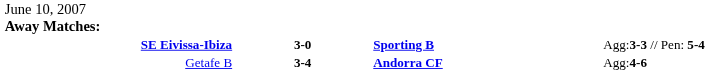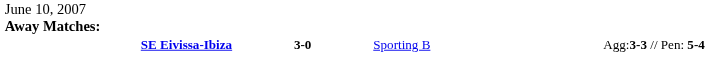(404, 44) bold -> (402, 44) normal
- row: (209, 63)
